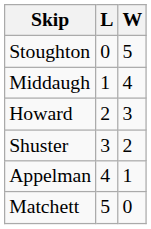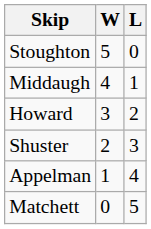columns swapped: (132, 20) <-> (107, 20)
